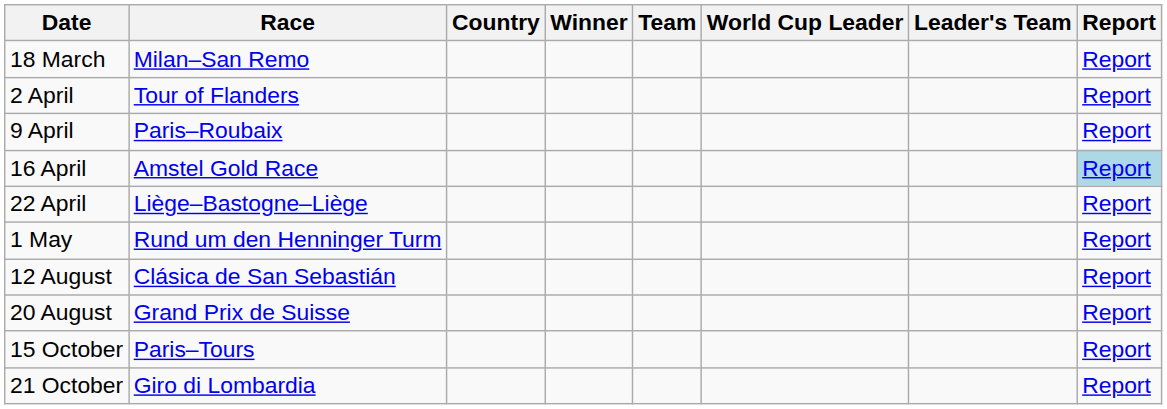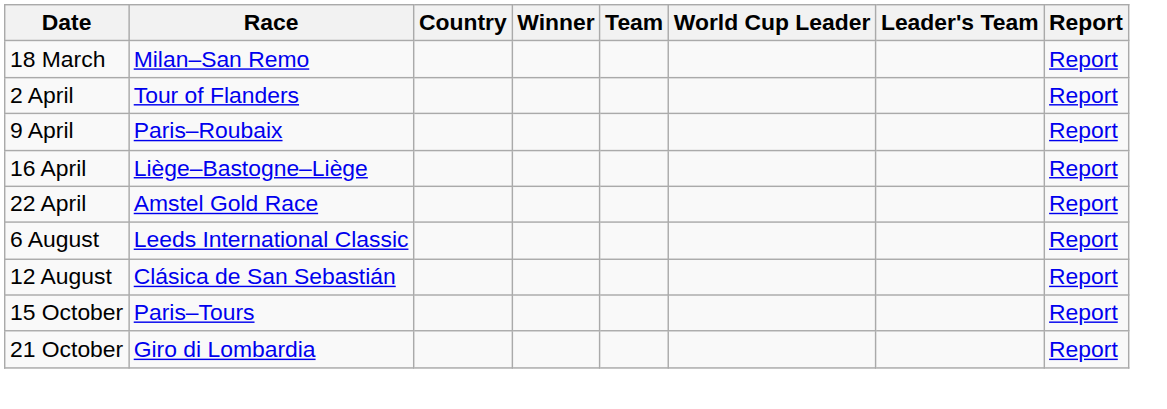(226, 167) Amstel Gold Race -> (251, 167) Liège–Bastogne–Liège
(1116, 167) lightblue background -> (1083, 167) no background
(251, 204) Liège–Bastogne–Liège -> (226, 204) Amstel Gold Race
- row: (41, 240)
+ row: (55, 240)
- row: (61, 312)
